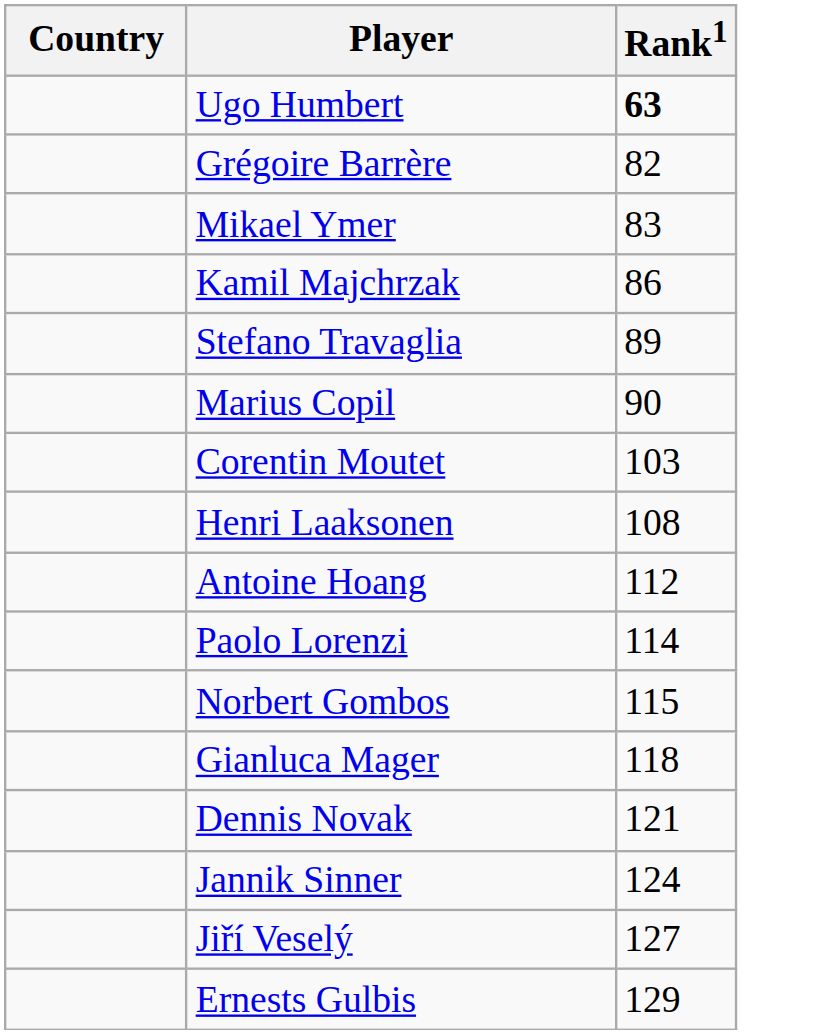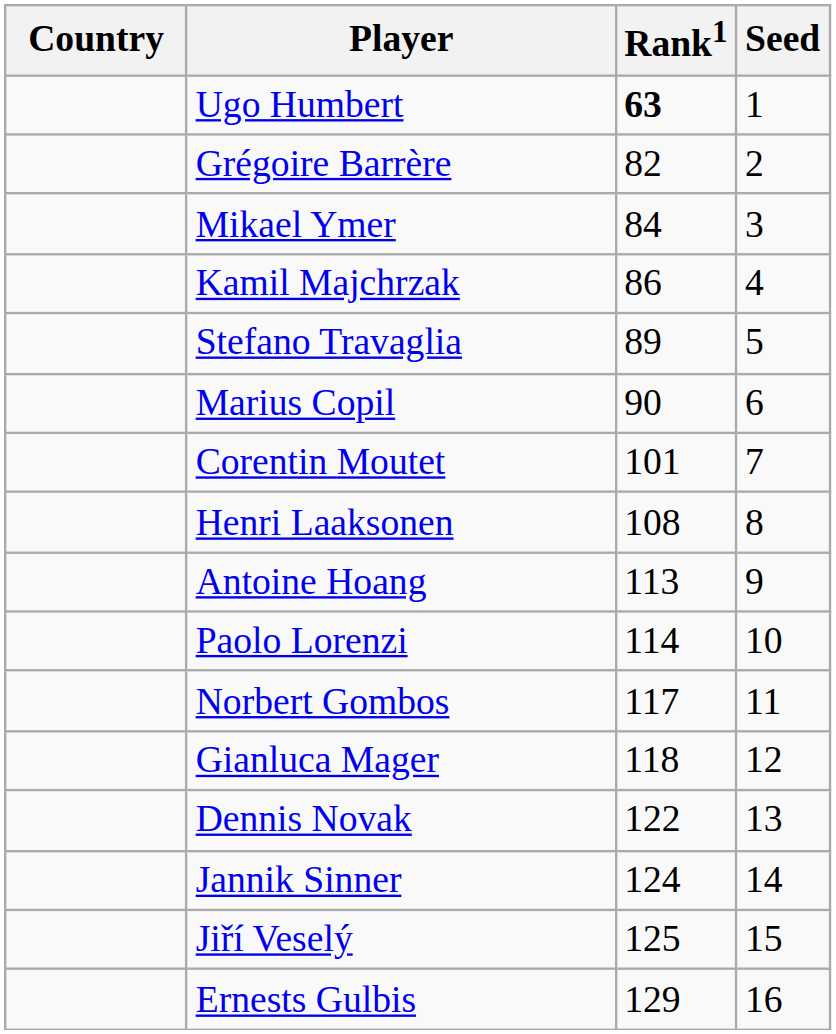+ column: (783, 39)
(643, 223) 83 -> (643, 223) 84
(652, 461) 103 -> (652, 461) 101
(652, 581) 112 -> (652, 581) 113
(652, 700) 115 -> (652, 700) 117
(652, 819) 121 -> (652, 819) 122
(652, 938) 127 -> (652, 938) 125
